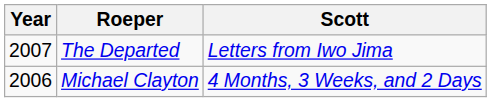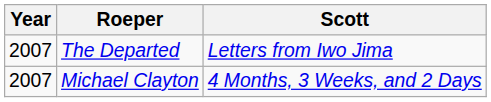(31, 81) 2006 -> (31, 81) 2007
